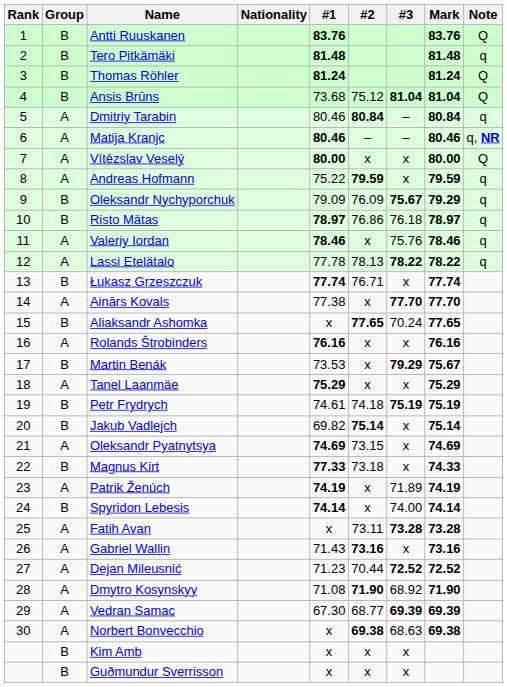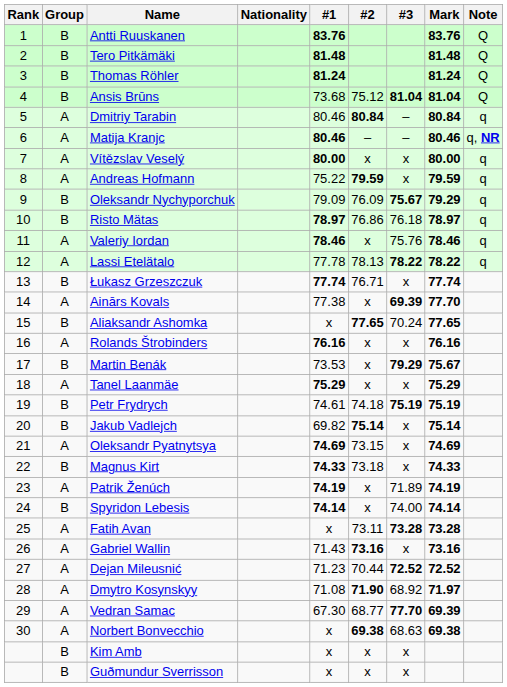(483, 55) q -> (483, 55) Q
(483, 158) Q -> (483, 158) q
(406, 302) 77.70 -> (406, 302) 69.39
(329, 466) 77.33 -> (329, 466) 74.33
(444, 590) 71.90 -> (444, 590) 71.97
(406, 610) 69.39 -> (406, 610) 77.70
